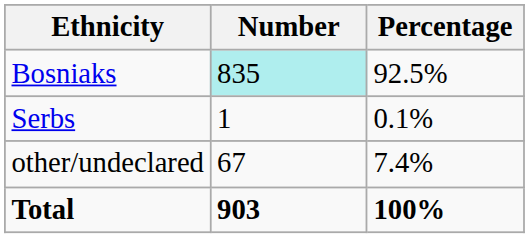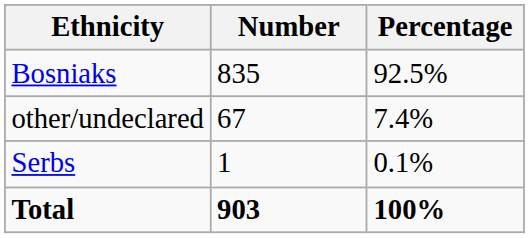(239, 72) paleturquoise background -> (239, 72) no background
rows swapped: (43, 118) <-> (108, 163)
